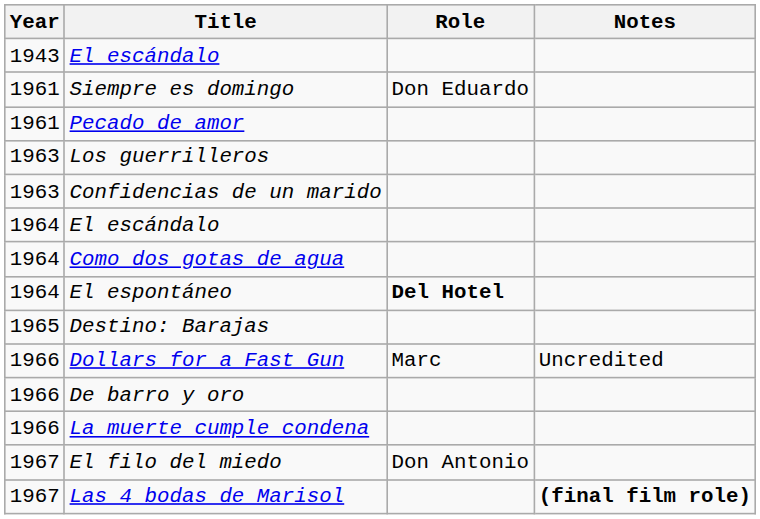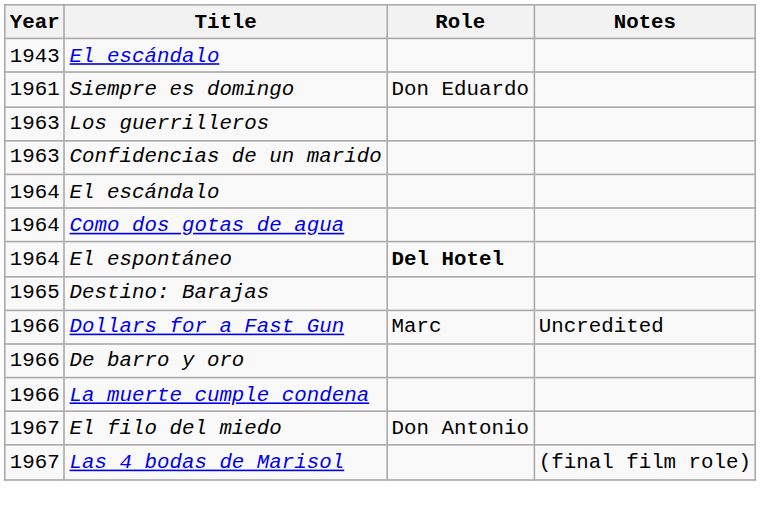- row: (35, 123)
(645, 496) bold -> (645, 462) normal
